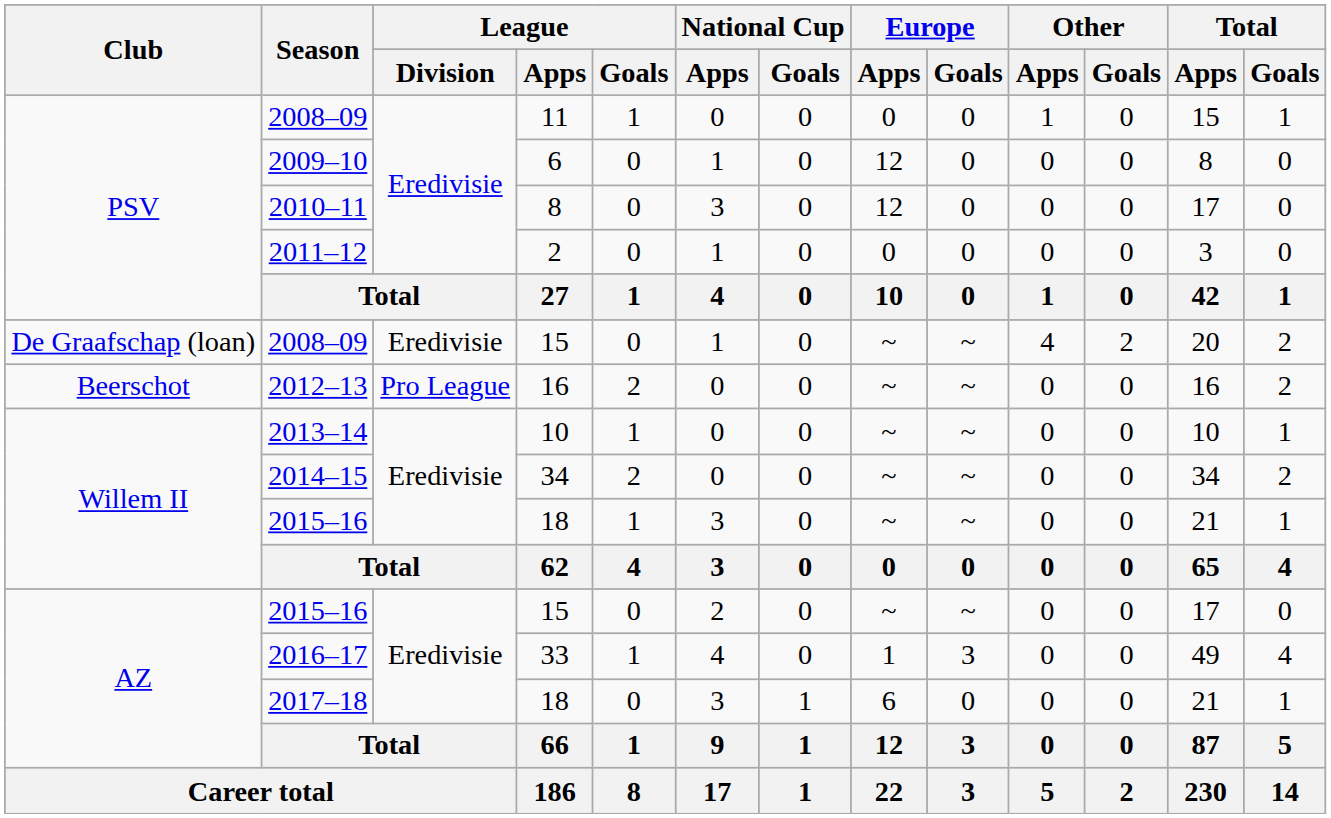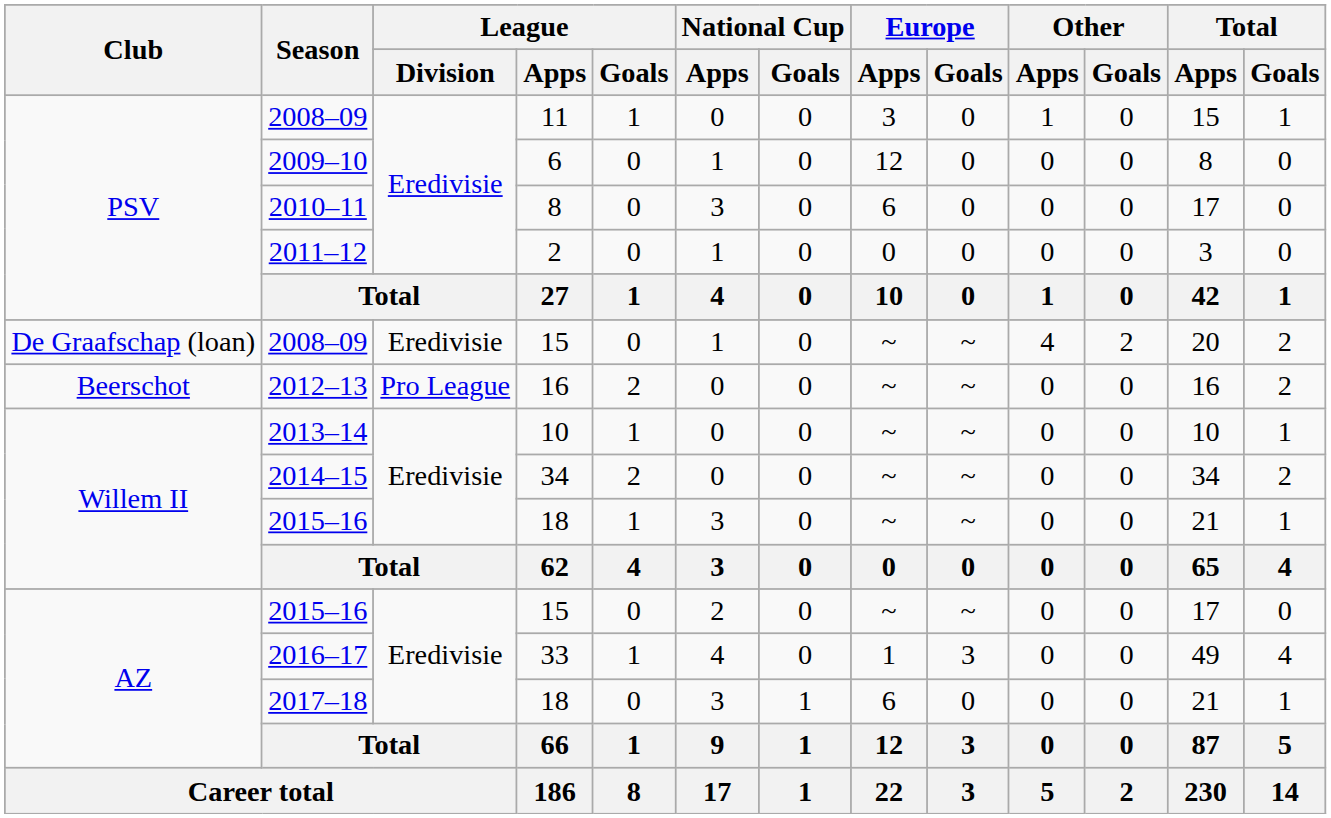(889, 116) 0 -> (889, 116) 3
(889, 206) 12 -> (889, 206) 6
